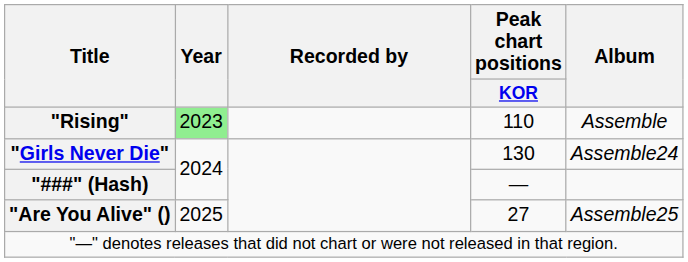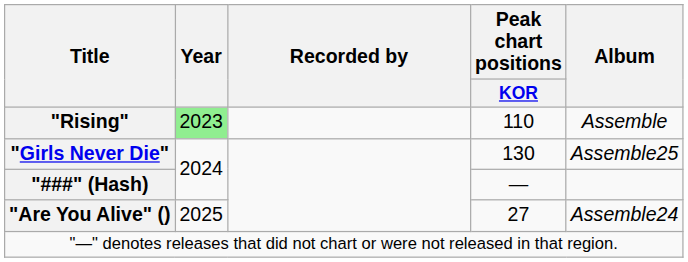(625, 153) Assemble24 -> (625, 153) Assemble25
(625, 215) Assemble25 -> (625, 215) Assemble24
